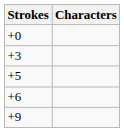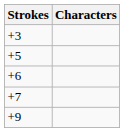- row: (14, 35)
+ row: (14, 96)
